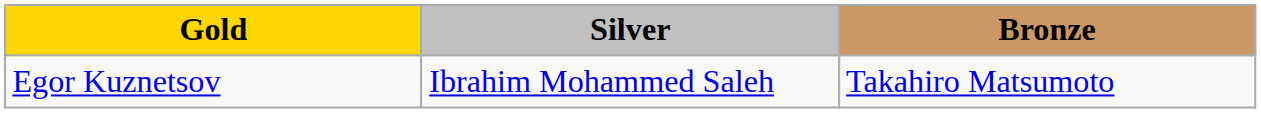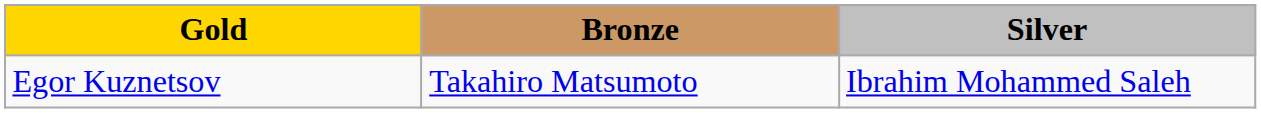columns swapped: (630, 30) <-> (1047, 30)
